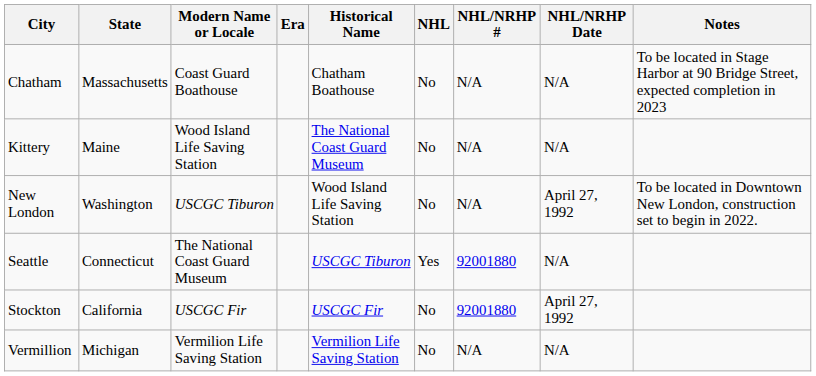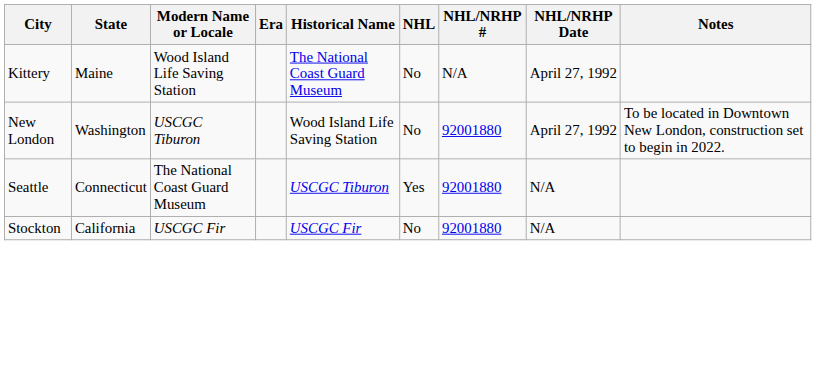- row: (35, 81)
(557, 147) N/A -> (573, 73) April 27, 1992
(469, 204) N/A -> (472, 130) 92001880
(571, 310) April 27, 1992 -> (543, 227) N/A
- row: (40, 350)
